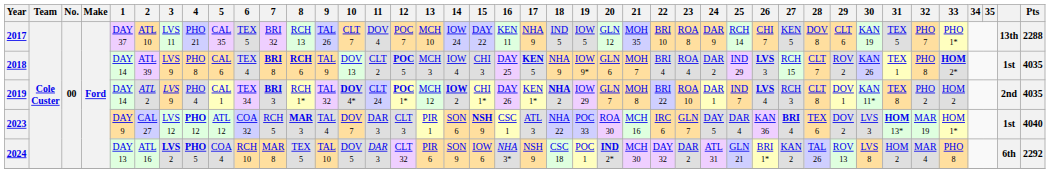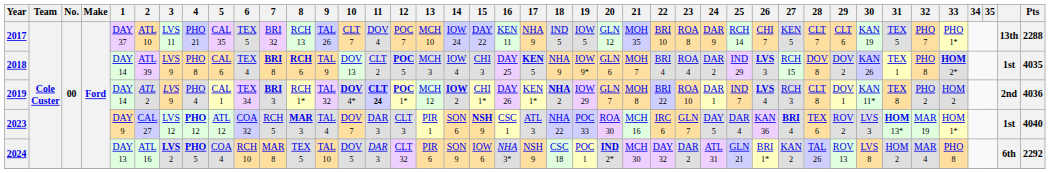(817, 35) DOV 8 -> (817, 35) CLT 7
(817, 65) CLT 7 -> (817, 65) DOV 8
(843, 65) ROV 2 -> (843, 65) DOV 2
(378, 94) normal -> (378, 94) bold
(1033, 94) 4035 -> (1033, 94) 4036
(843, 123) DOV 2 -> (843, 123) ROV 2
